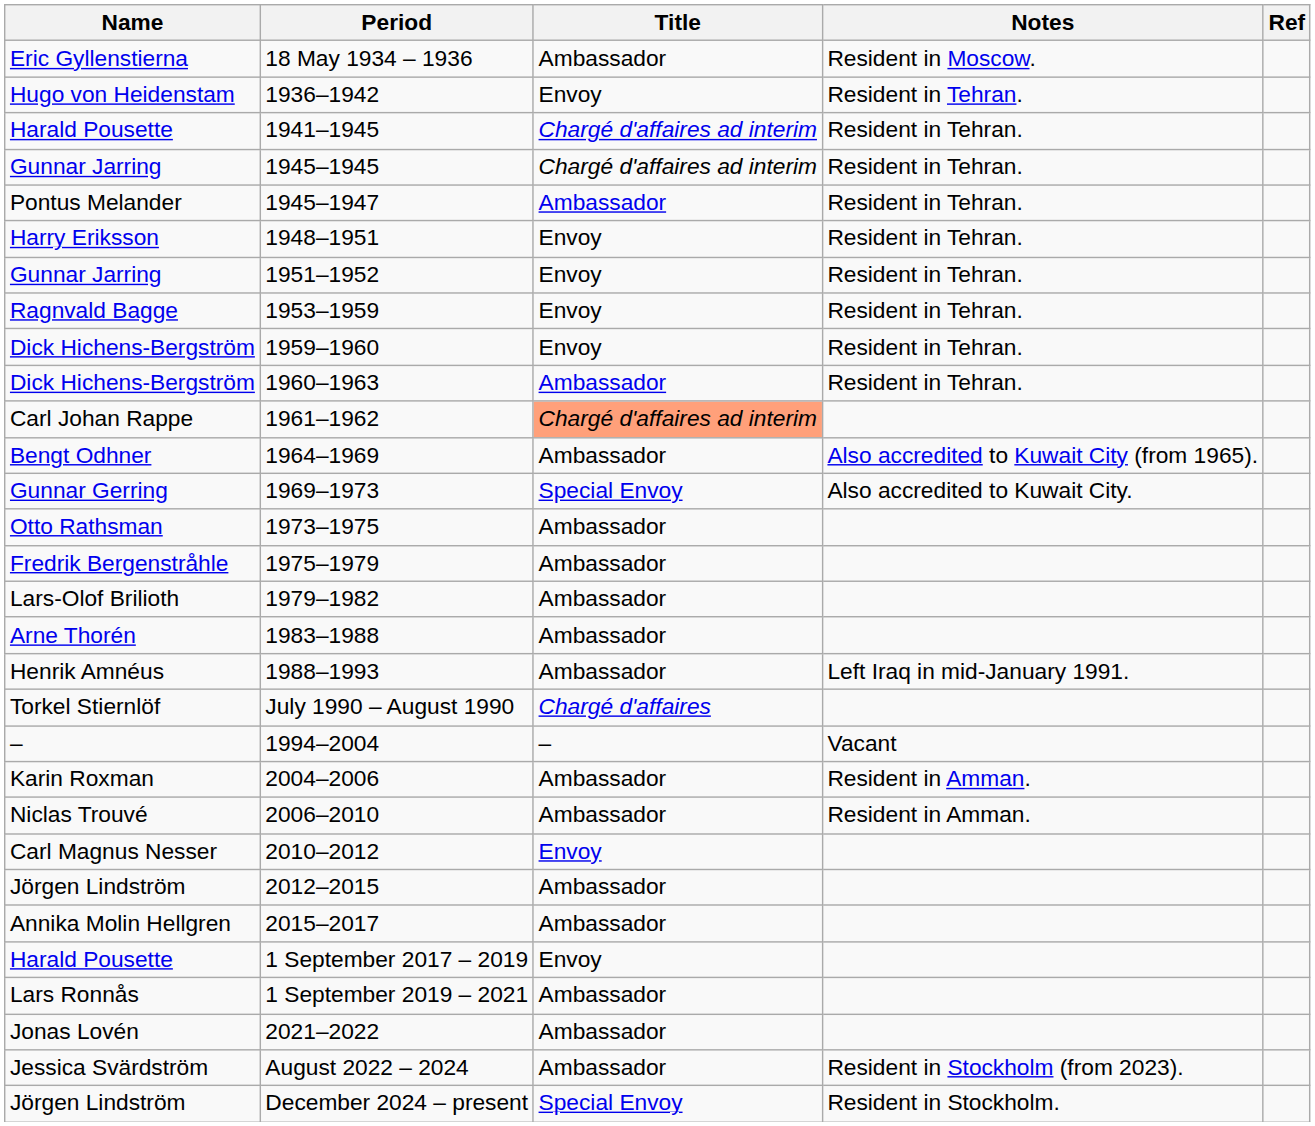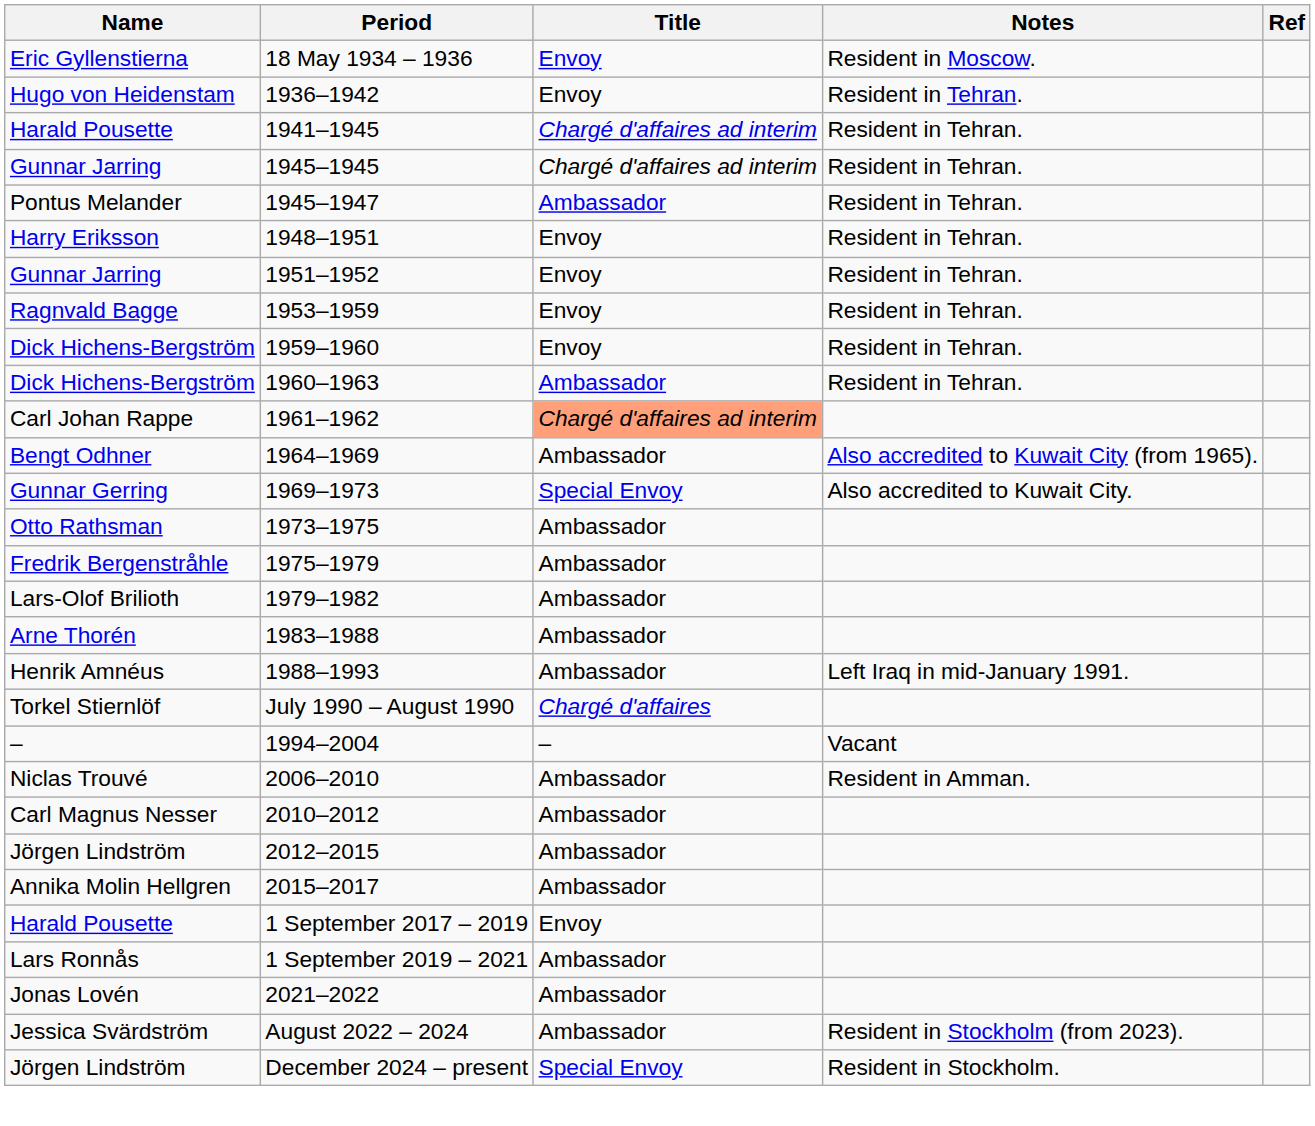(602, 58) Ambassador -> (570, 58) Envoy
- row: (322, 779)
(570, 851) Envoy -> (602, 815) Ambassador
